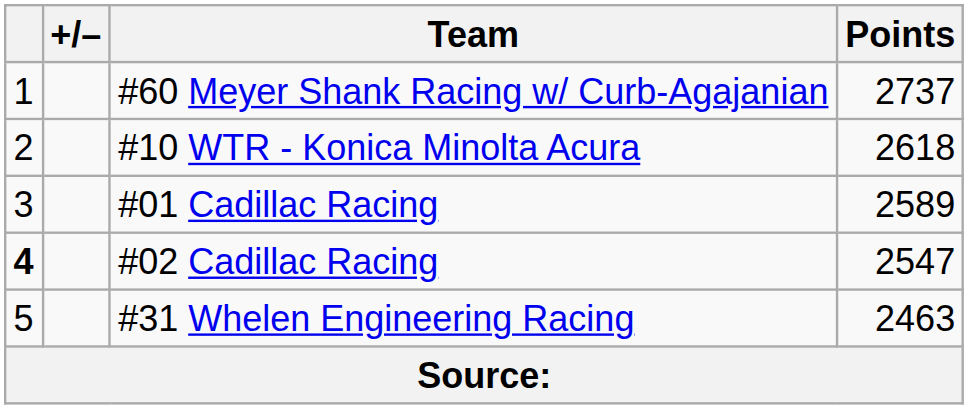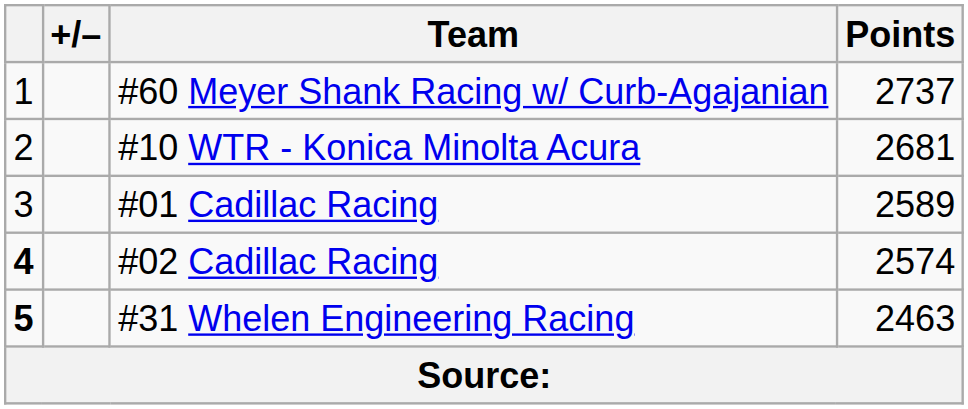(915, 148) 2618 -> (915, 148) 2681
(915, 262) 2547 -> (915, 262) 2574
(24, 319) normal -> (24, 319) bold
